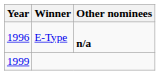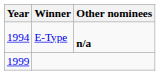(18, 37) 1996 -> (18, 37) 1994
